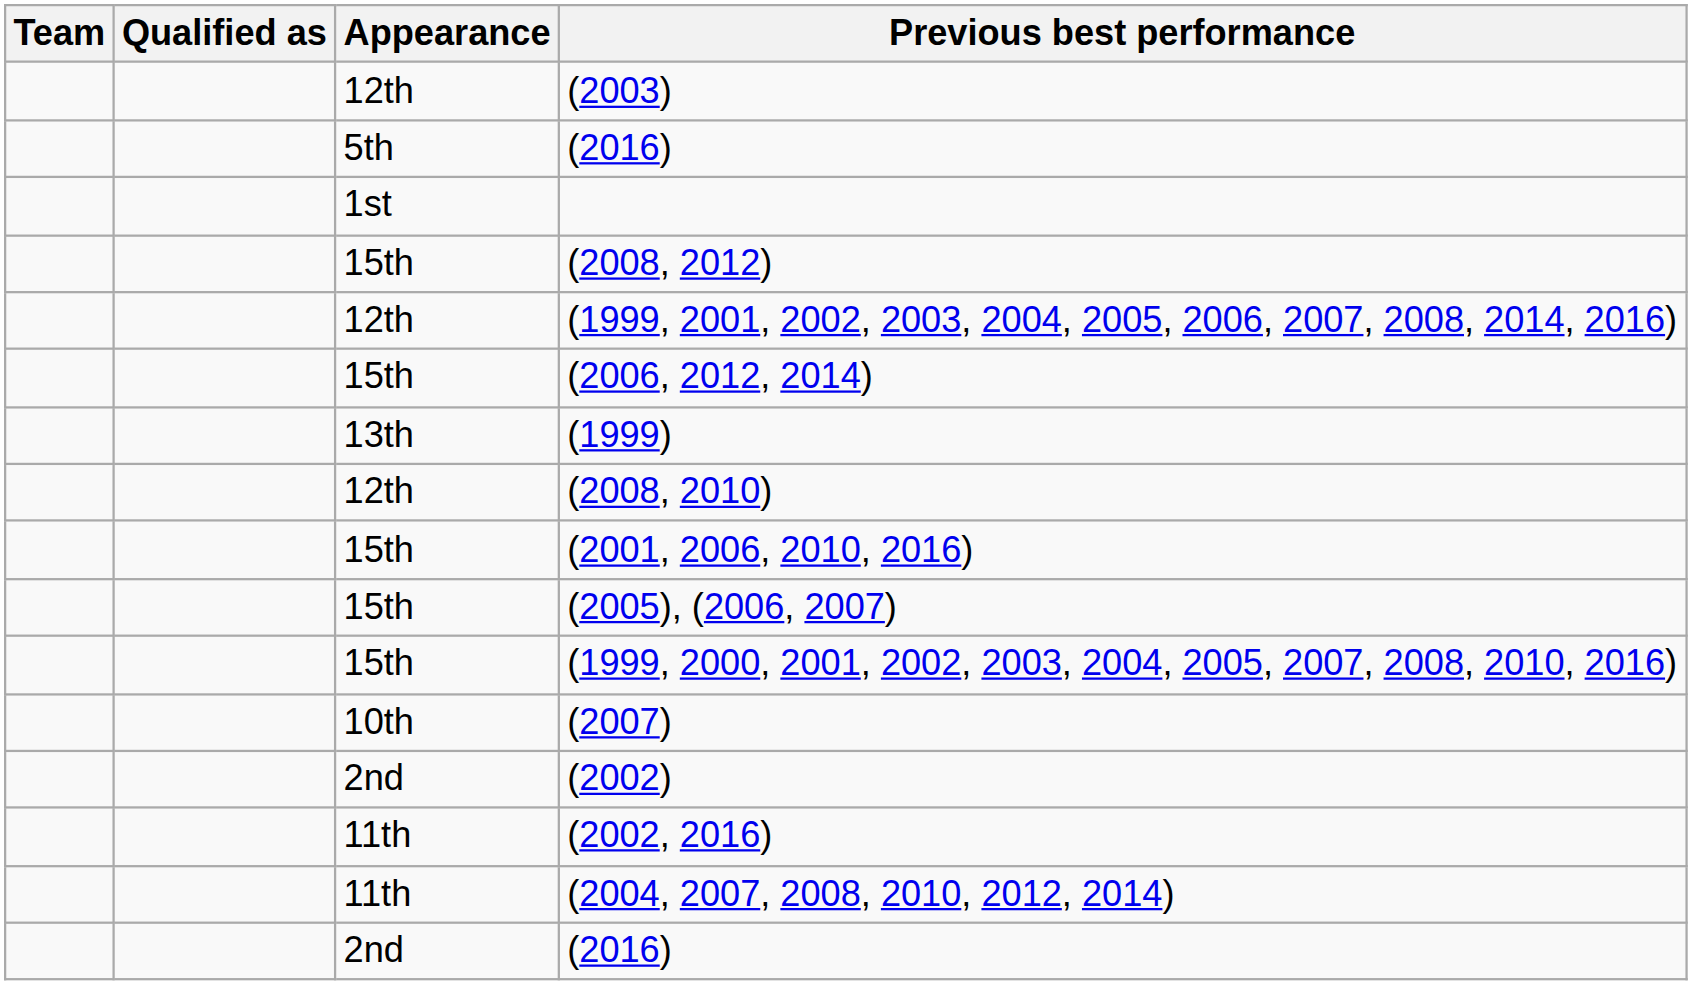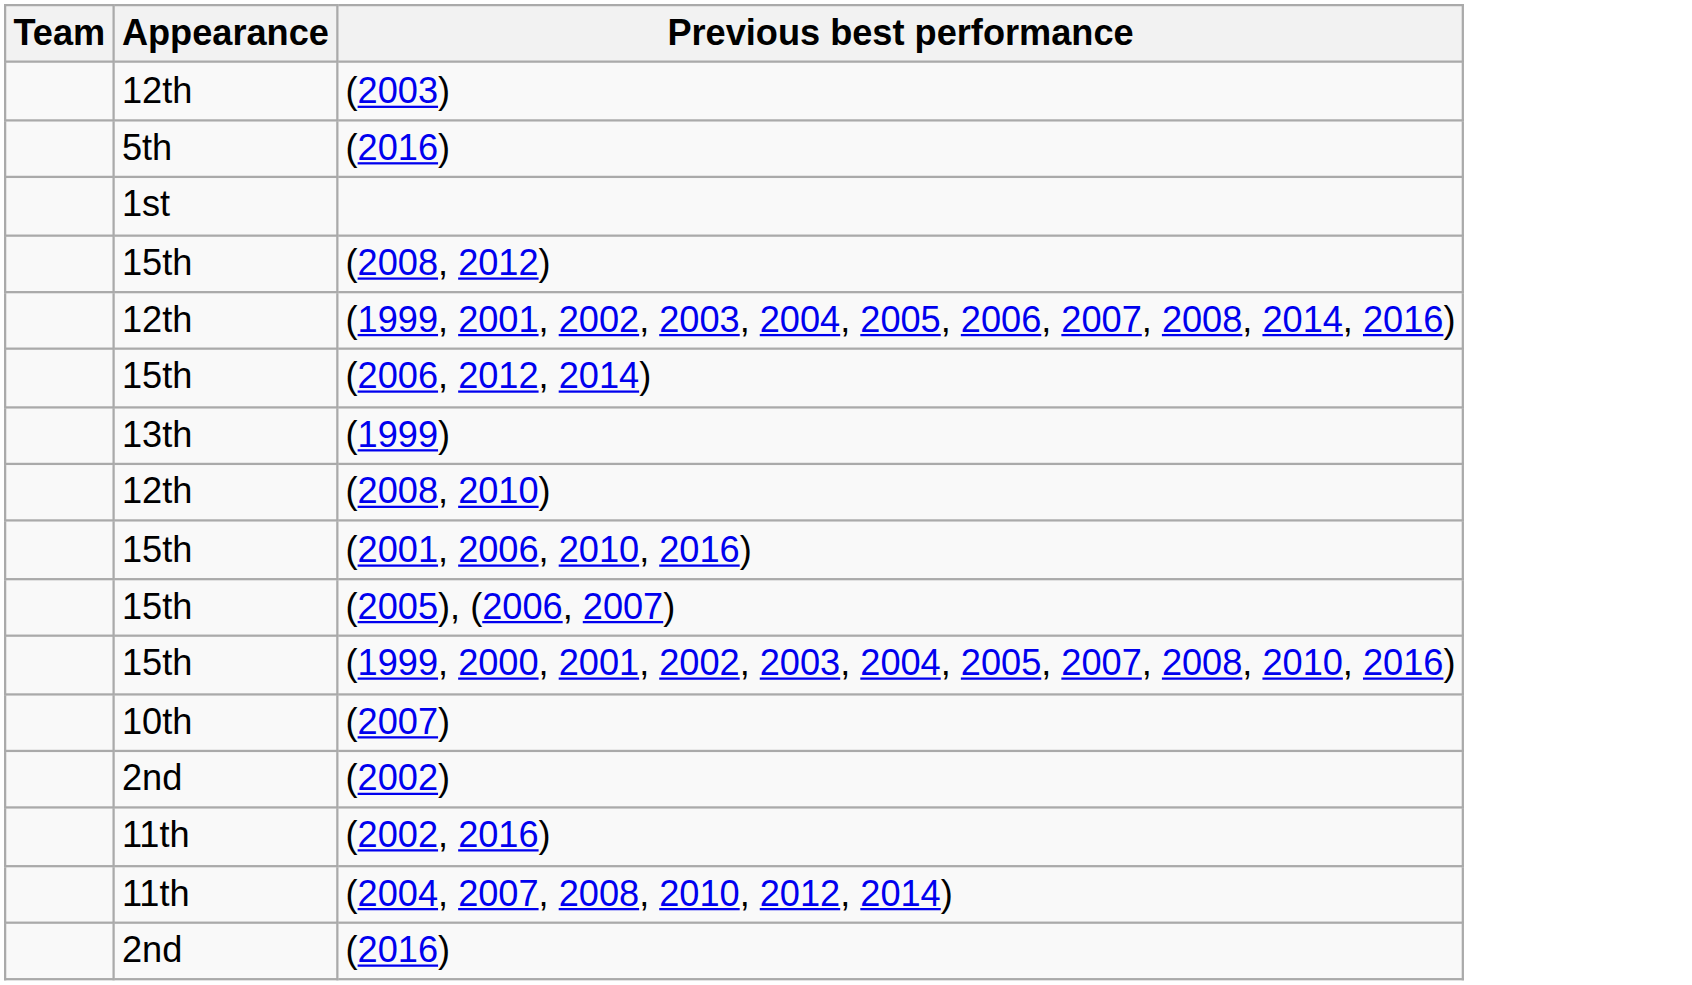- column: (224, 33)
